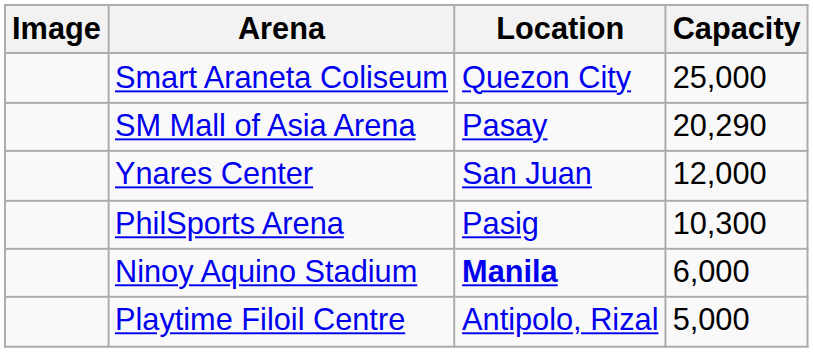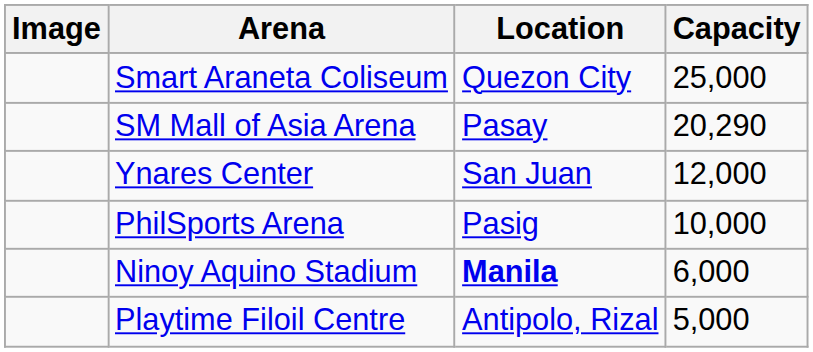(720, 223) 10,300 -> (720, 223) 10,000
